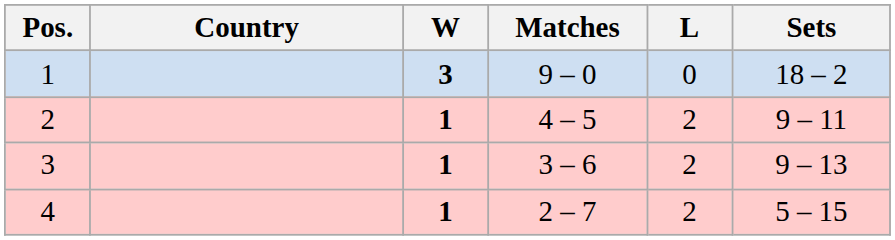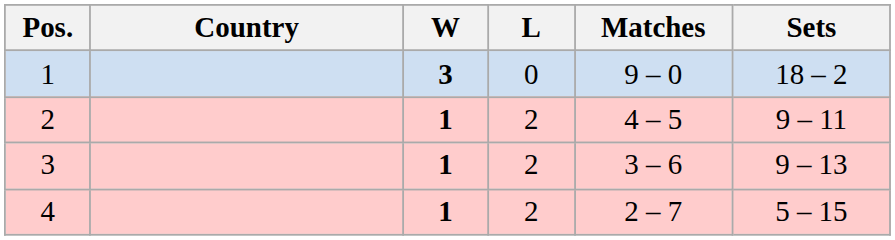columns swapped: (689, 27) <-> (567, 27)
